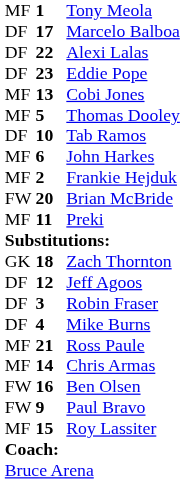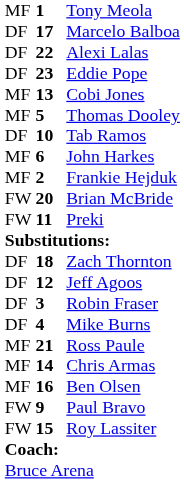(18, 219) MF -> (18, 219) FW
(18, 261) GK -> (16, 261) DF
(18, 386) FW -> (18, 386) MF
(18, 428) MF -> (18, 428) FW
